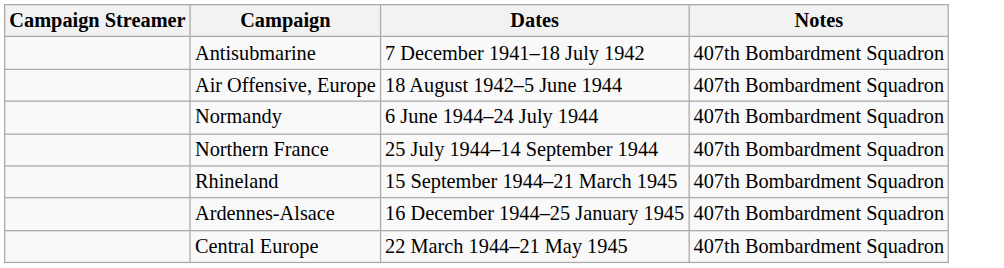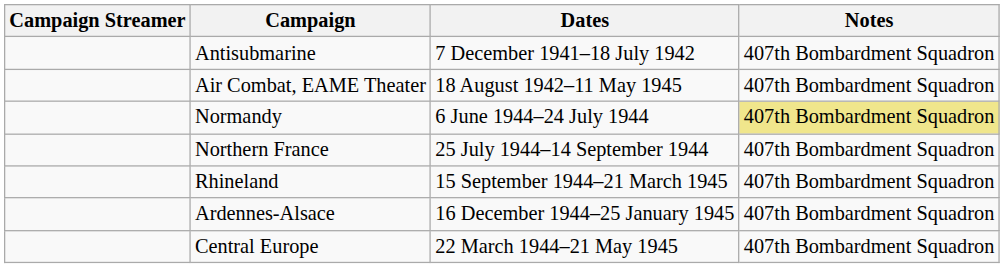+ row: (310, 85)
- row: (285, 85)
(819, 117) no background -> (869, 117) khaki background
